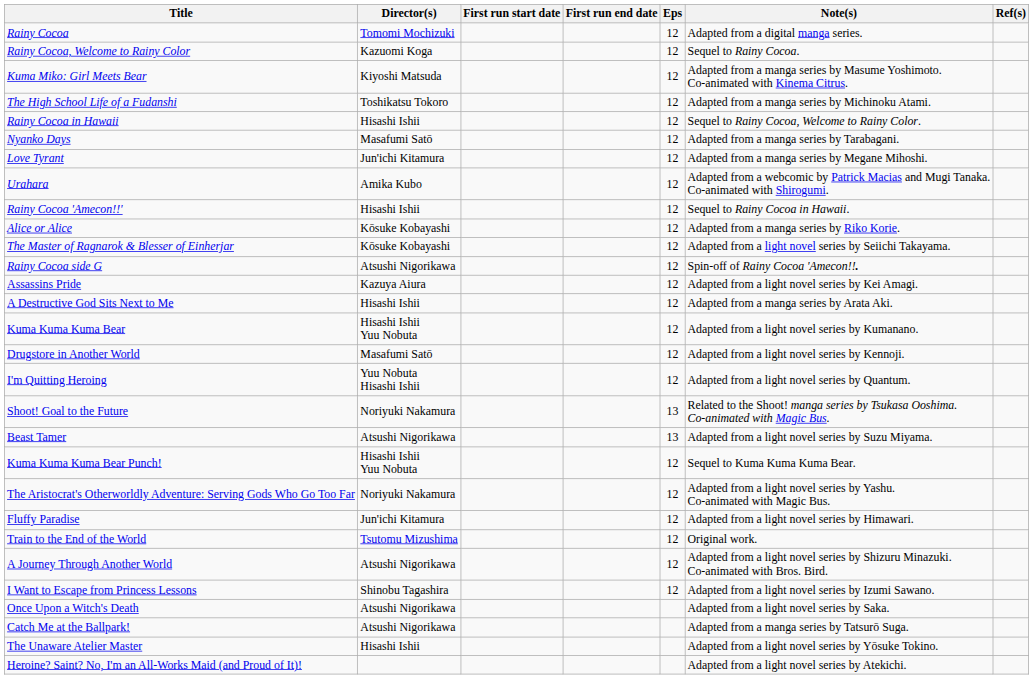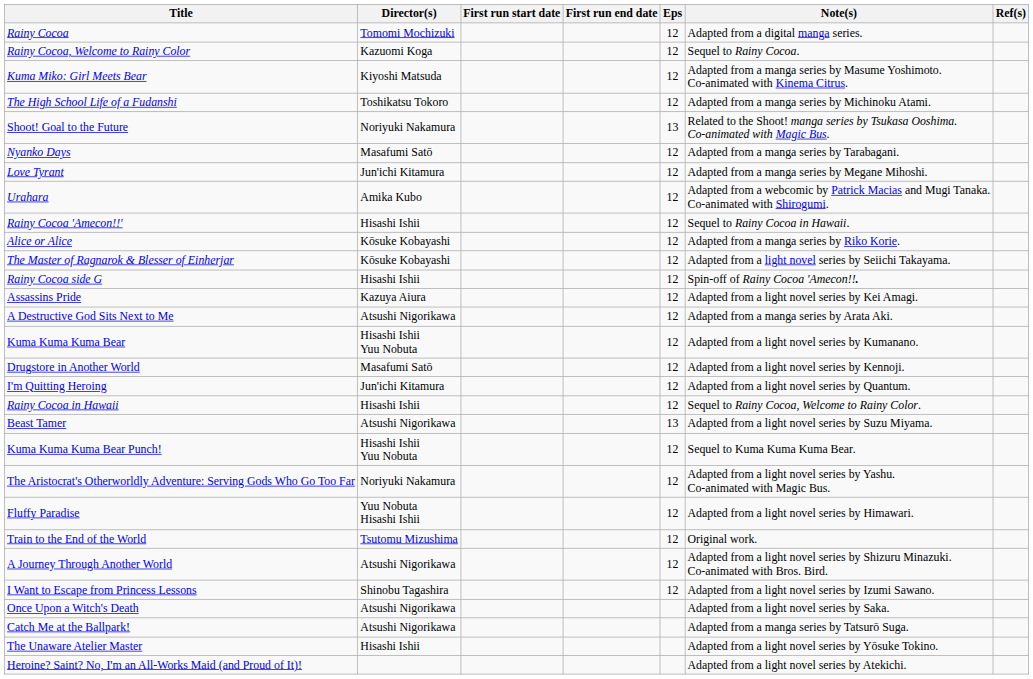rows swapped: (63, 121) <-> (68, 411)
(408, 265) Atsushi Nigorikawa -> (390, 279) Hisashi Ishii
(390, 303) Hisashi Ishii -> (408, 316) Atsushi Nigorikawa
(390, 379) Yuu Nobuta Hisashi Ishii -> (402, 386) Jun'ichi Kitamura
(402, 520) Jun'ichi Kitamura -> (390, 513) Yuu Nobuta Hisashi Ishii
